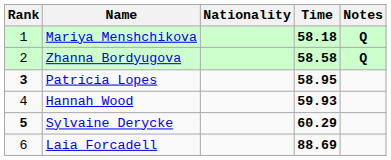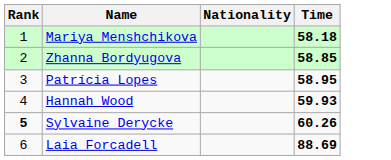- column: (363, 15)
(317, 59) 58.58 -> (317, 59) 58.85
(24, 80) bold -> (24, 80) normal
(317, 123) 60.29 -> (317, 123) 60.26
